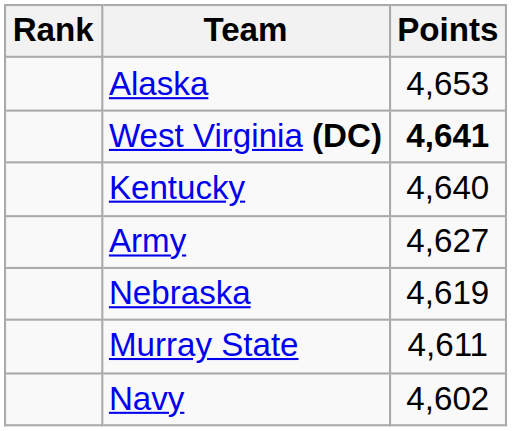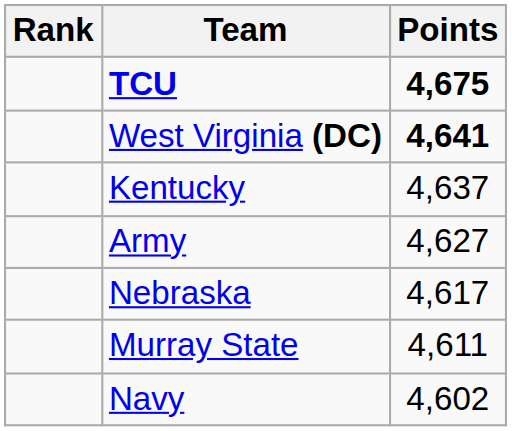+ row: (143, 83)
- row: (159, 83)
(448, 188) 4,640 -> (448, 188) 4,637
(448, 293) 4,619 -> (448, 293) 4,617
